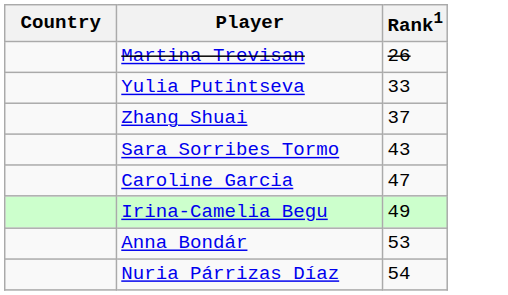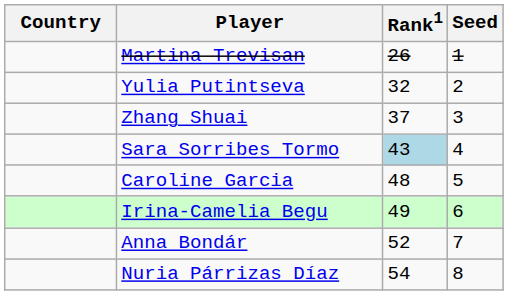+ column: (475, 23)
(399, 87) 33 -> (399, 87) 32
(399, 150) no background -> (399, 150) lightblue background
(399, 181) 47 -> (399, 181) 48
(399, 243) 53 -> (399, 243) 52
